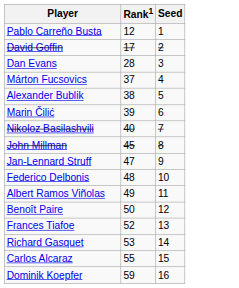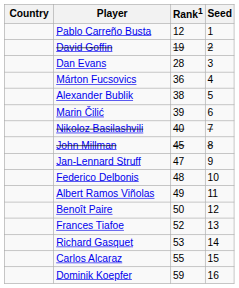+ column: (29, 13)
(129, 47) 17 -> (179, 47) 19
(129, 80) 37 -> (179, 80) 36
